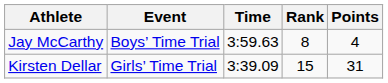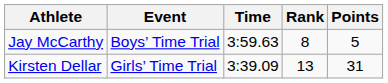(355, 42) 4 -> (355, 42) 5
(305, 66) 15 -> (305, 66) 13
